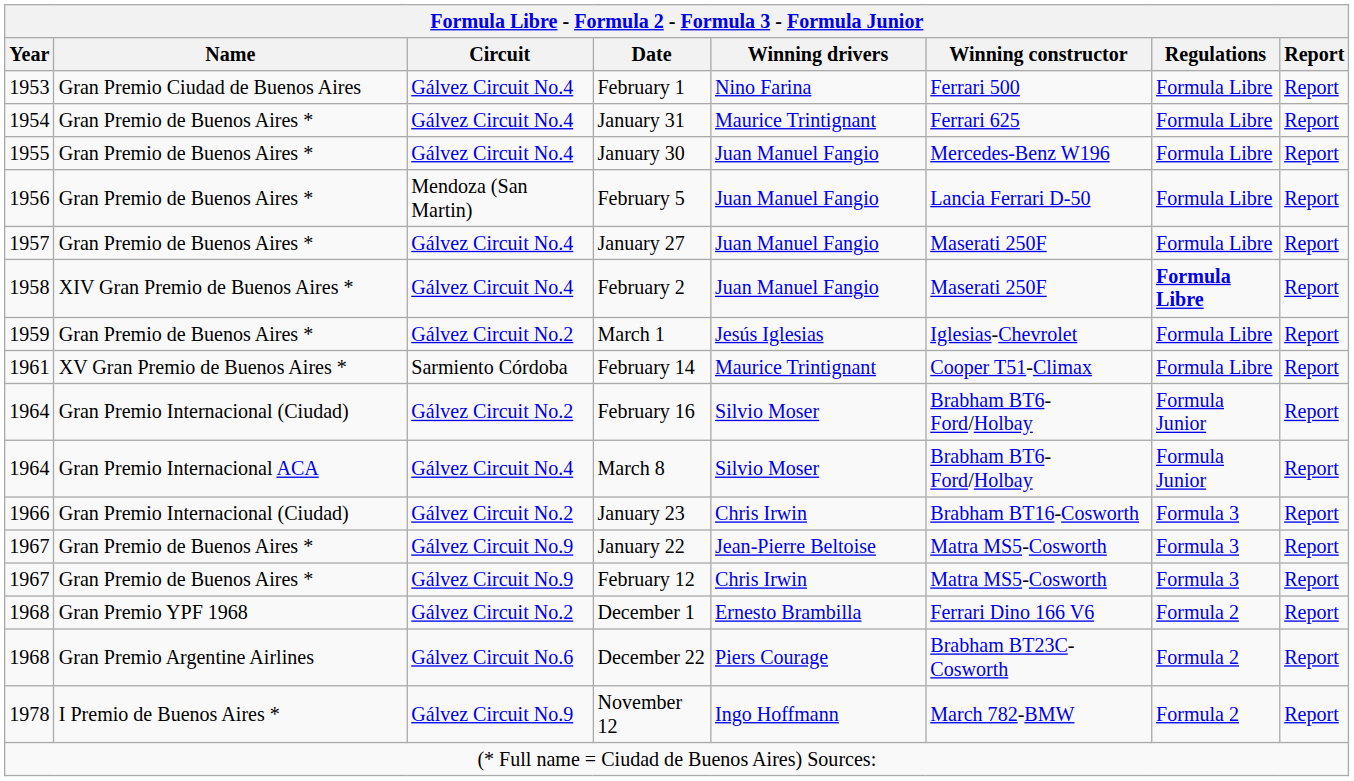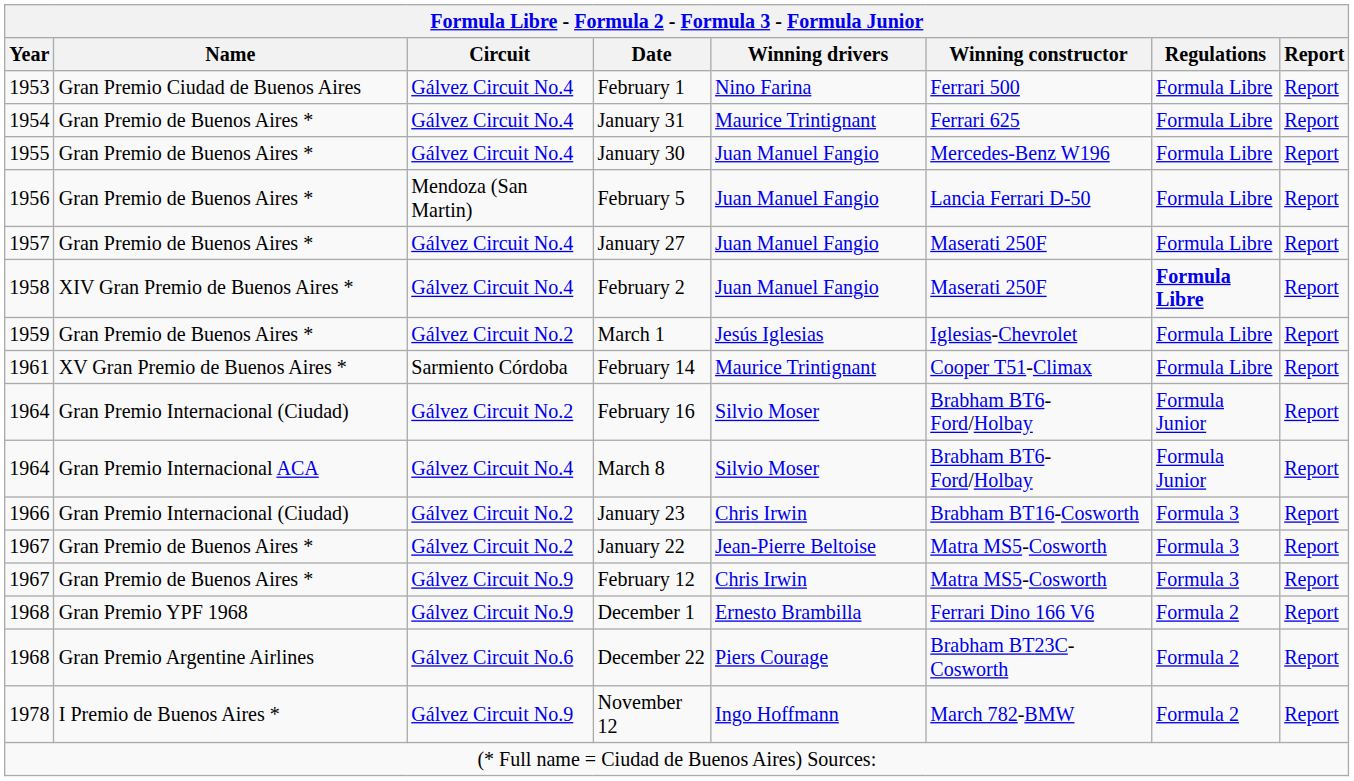(492, 546) Gálvez Circuit No.9 -> (492, 546) Gálvez Circuit No.2
(492, 612) Gálvez Circuit No.2 -> (492, 612) Gálvez Circuit No.9
